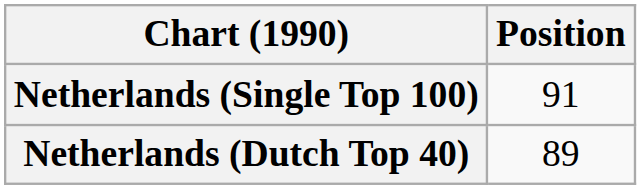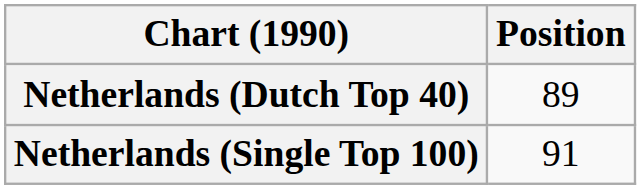rows swapped: (246, 153) <-> (246, 93)
